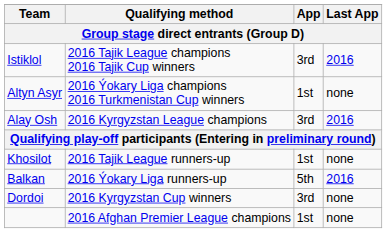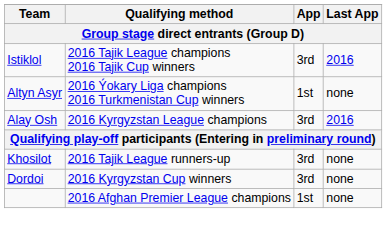(305, 159) 1st -> (306, 159) 3rd
- row: (26, 178)
